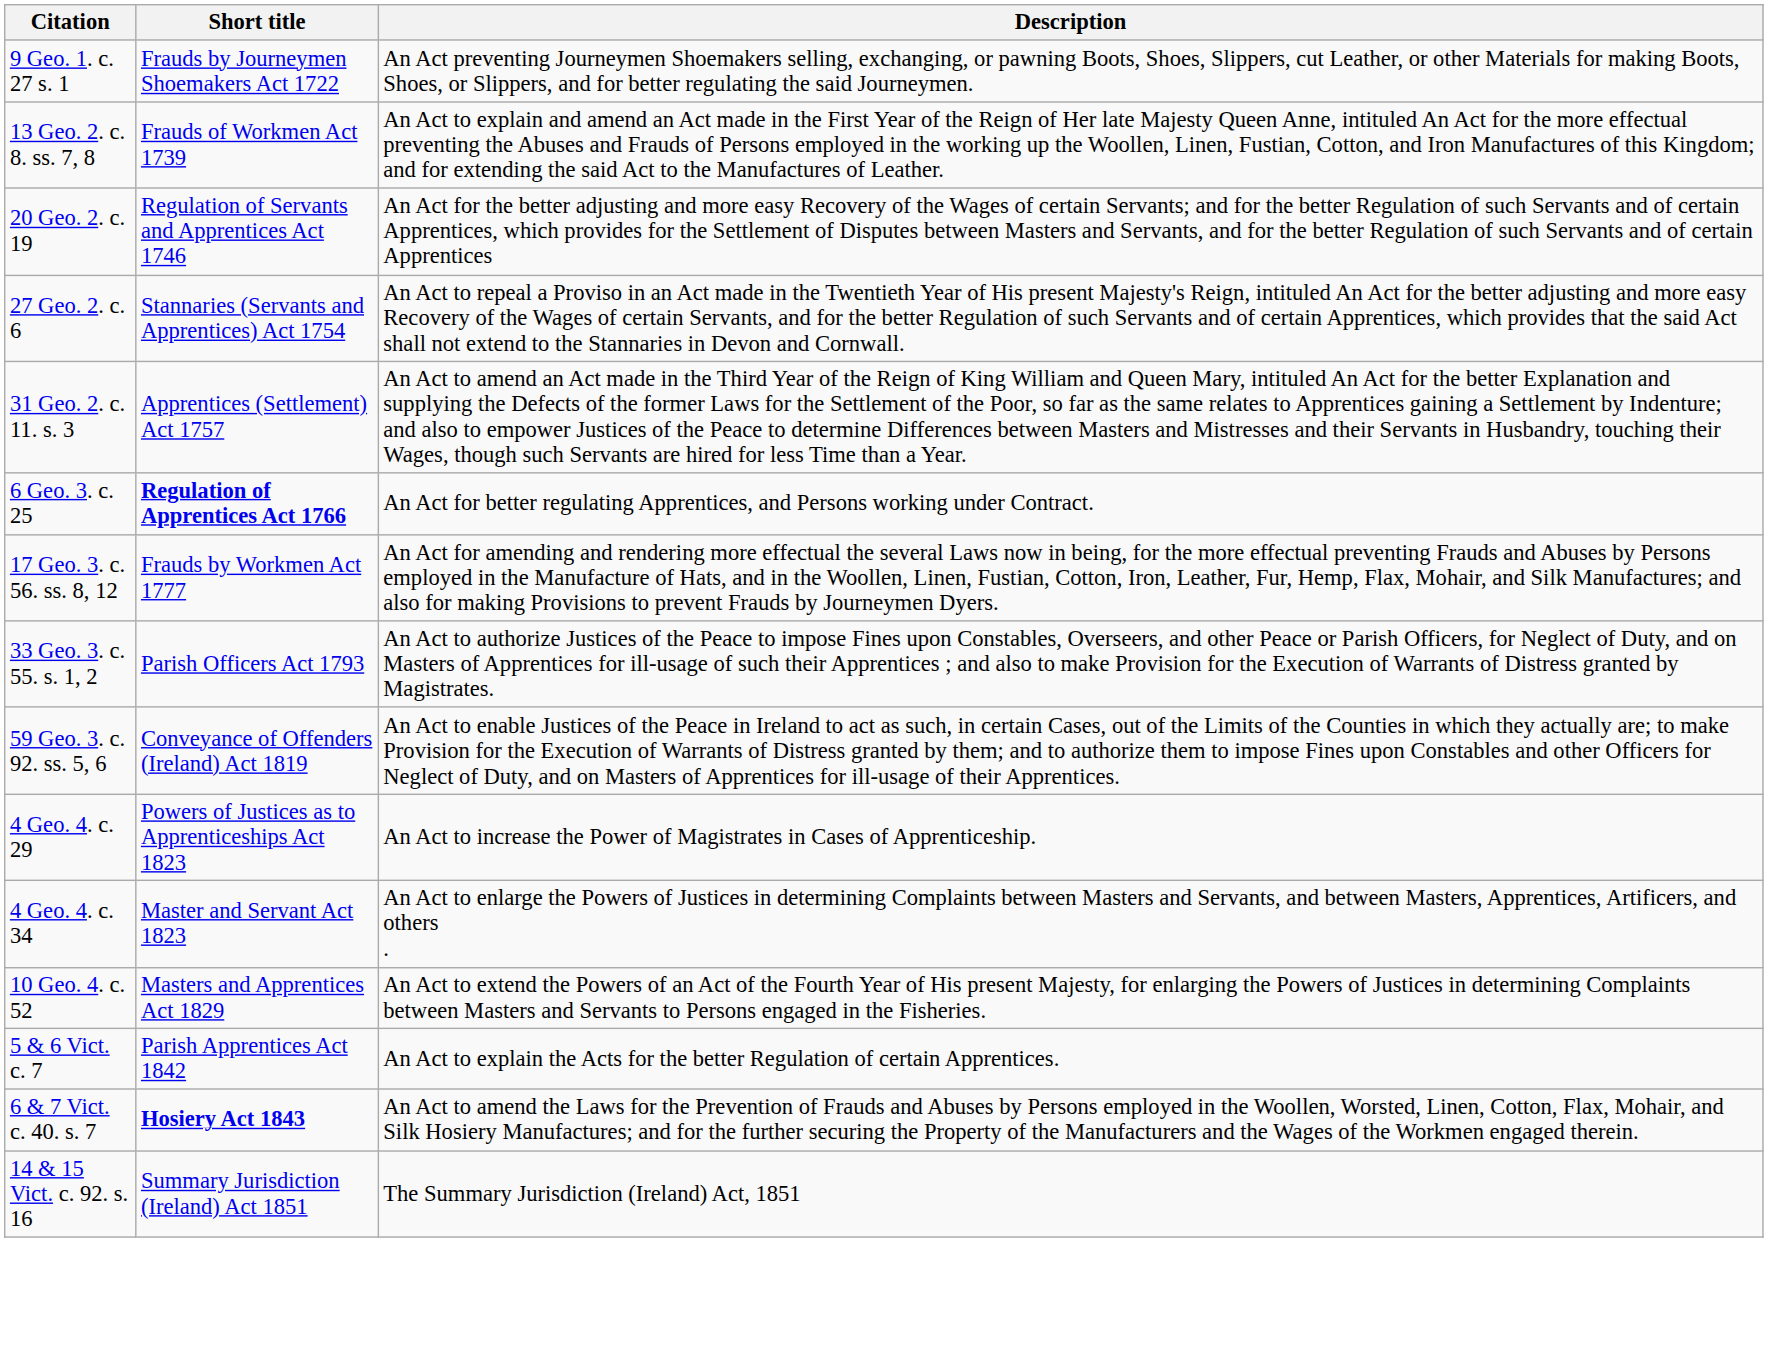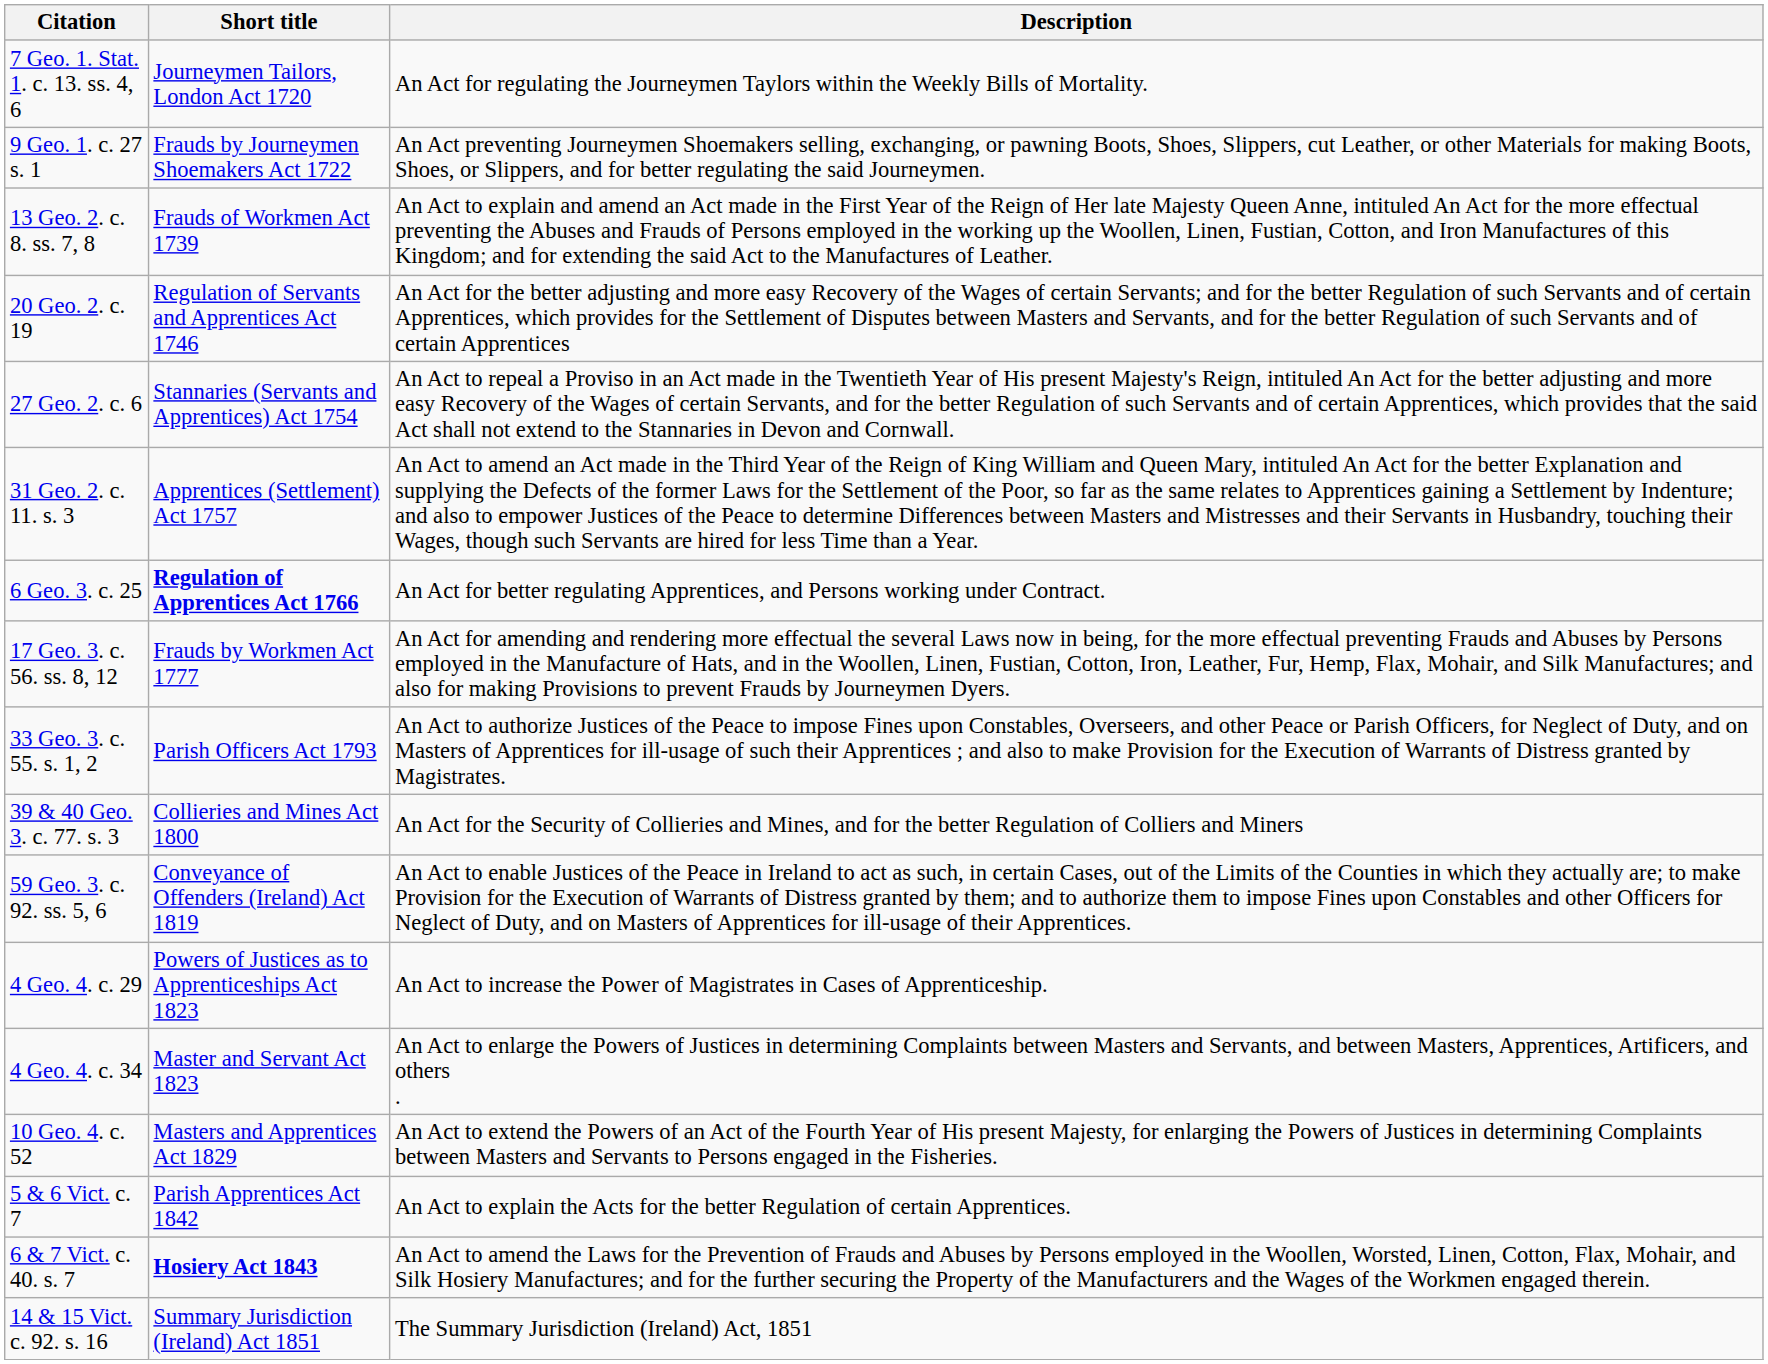+ row: (74, 83)
+ row: (71, 824)
